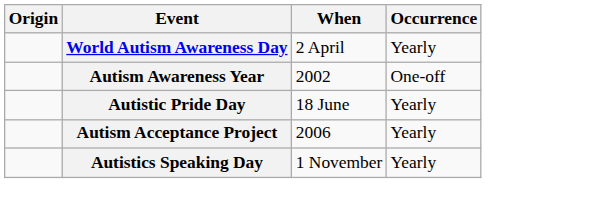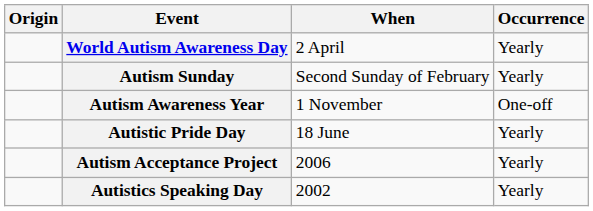+ row: (177, 75)
(313, 75) 2002 -> (339, 104) 1 November
(339, 162) 1 November -> (313, 190) 2002
